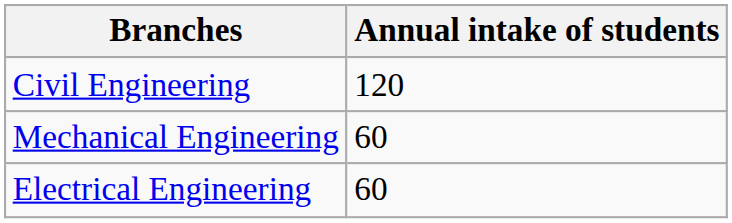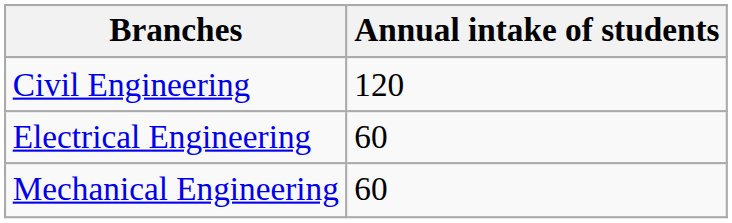rows swapped: (176, 136) <-> (162, 189)
